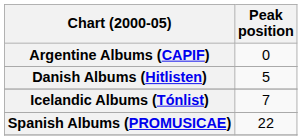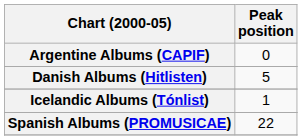(266, 100) 7 -> (266, 100) 1
